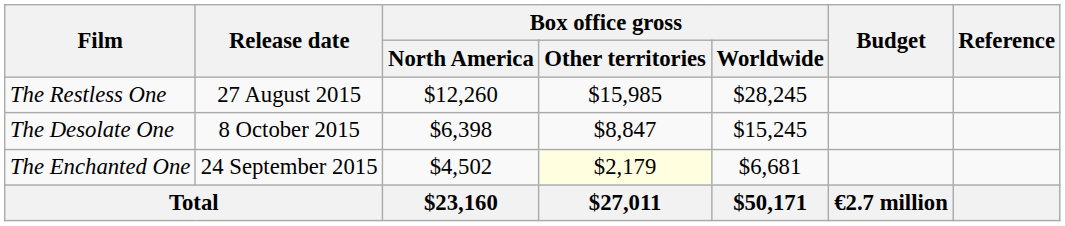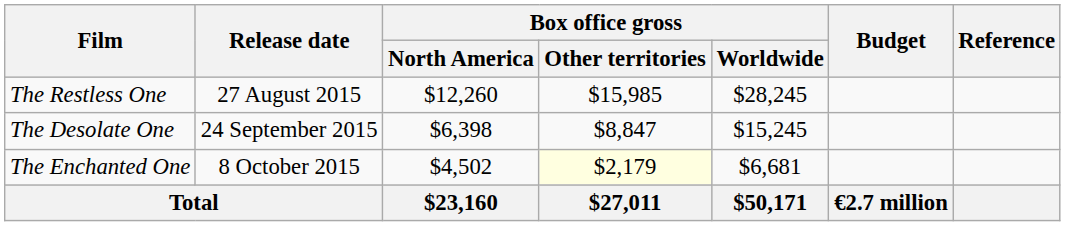(289, 130) 8 October 2015 -> (289, 130) 24 September 2015
(289, 166) 24 September 2015 -> (289, 166) 8 October 2015
